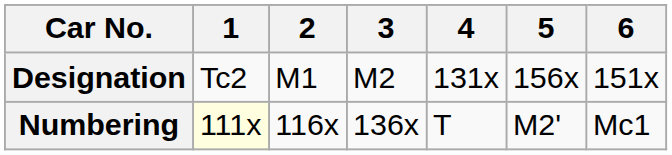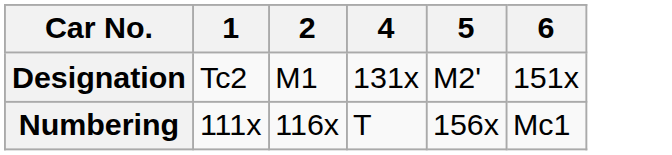- column: (386, 28)
(546, 76) 156x -> (457, 76) M2'
(231, 125) lightyellow background -> (231, 125) no background
(537, 125) M2' -> (466, 125) 156x
